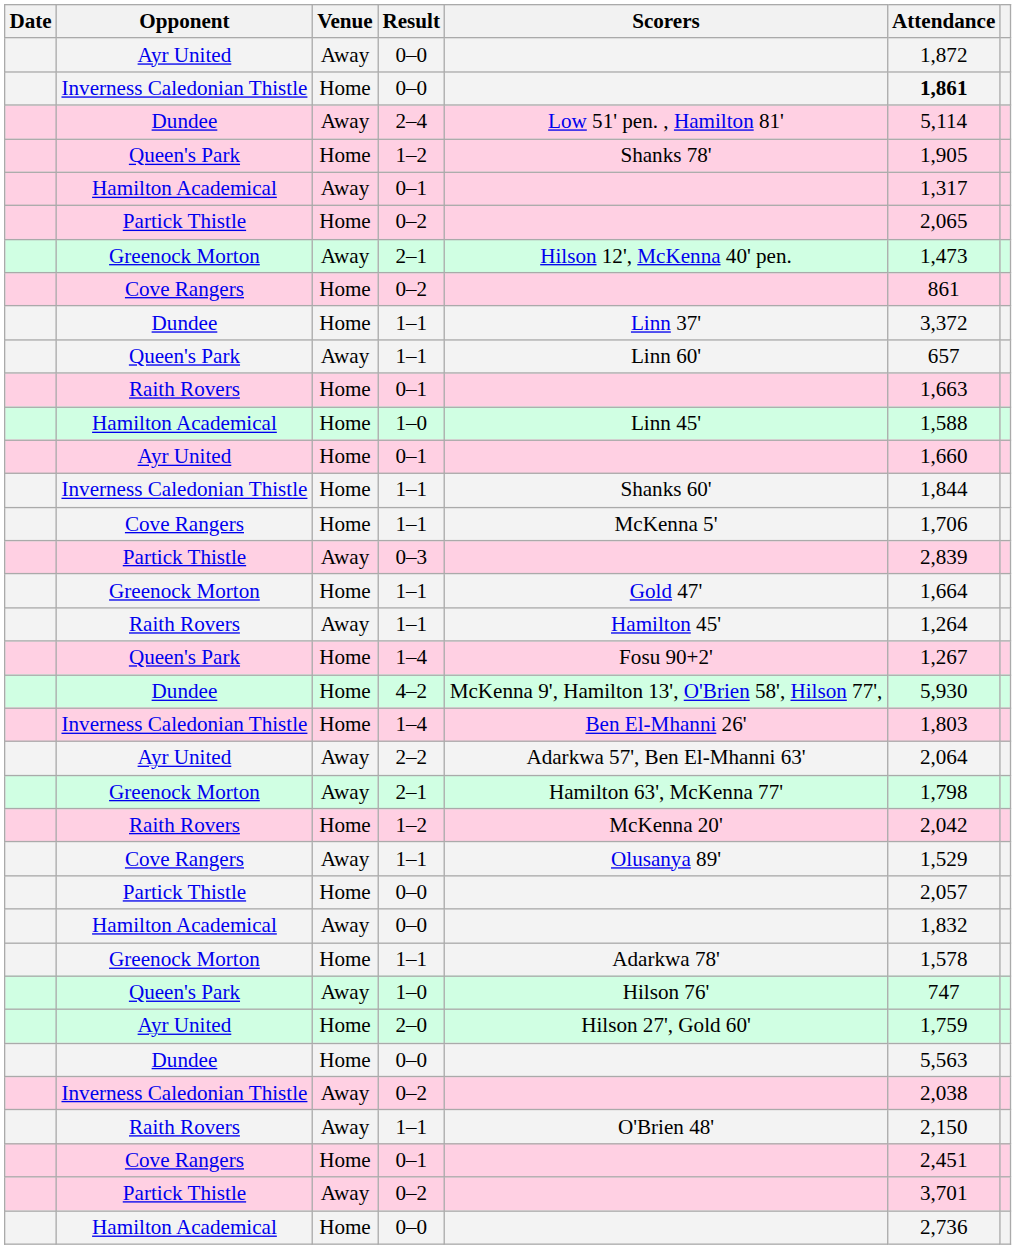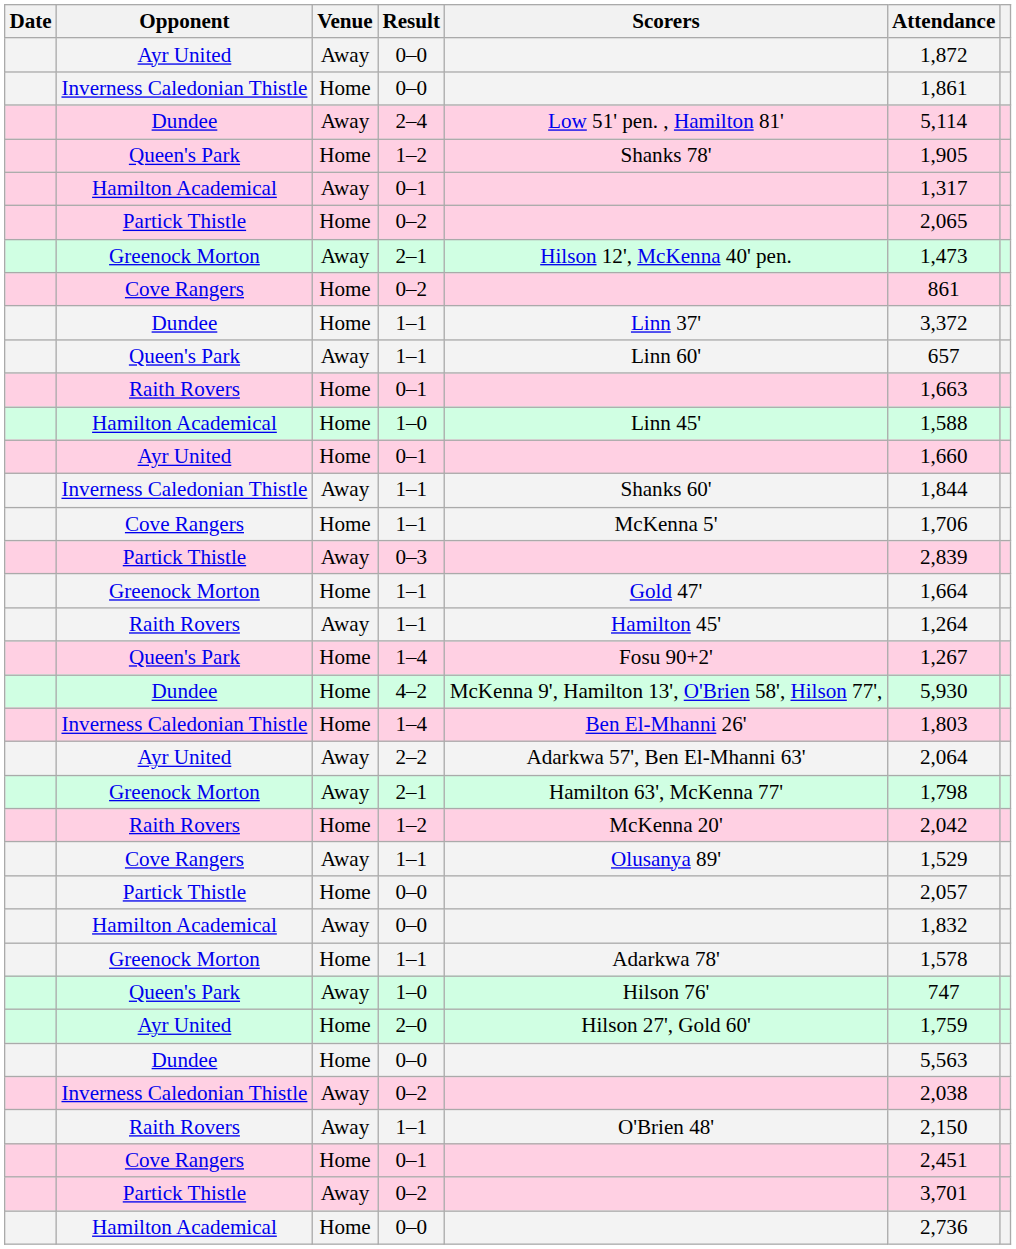(944, 88) bold -> (944, 88) normal
(345, 490) Home -> (345, 490) Away
